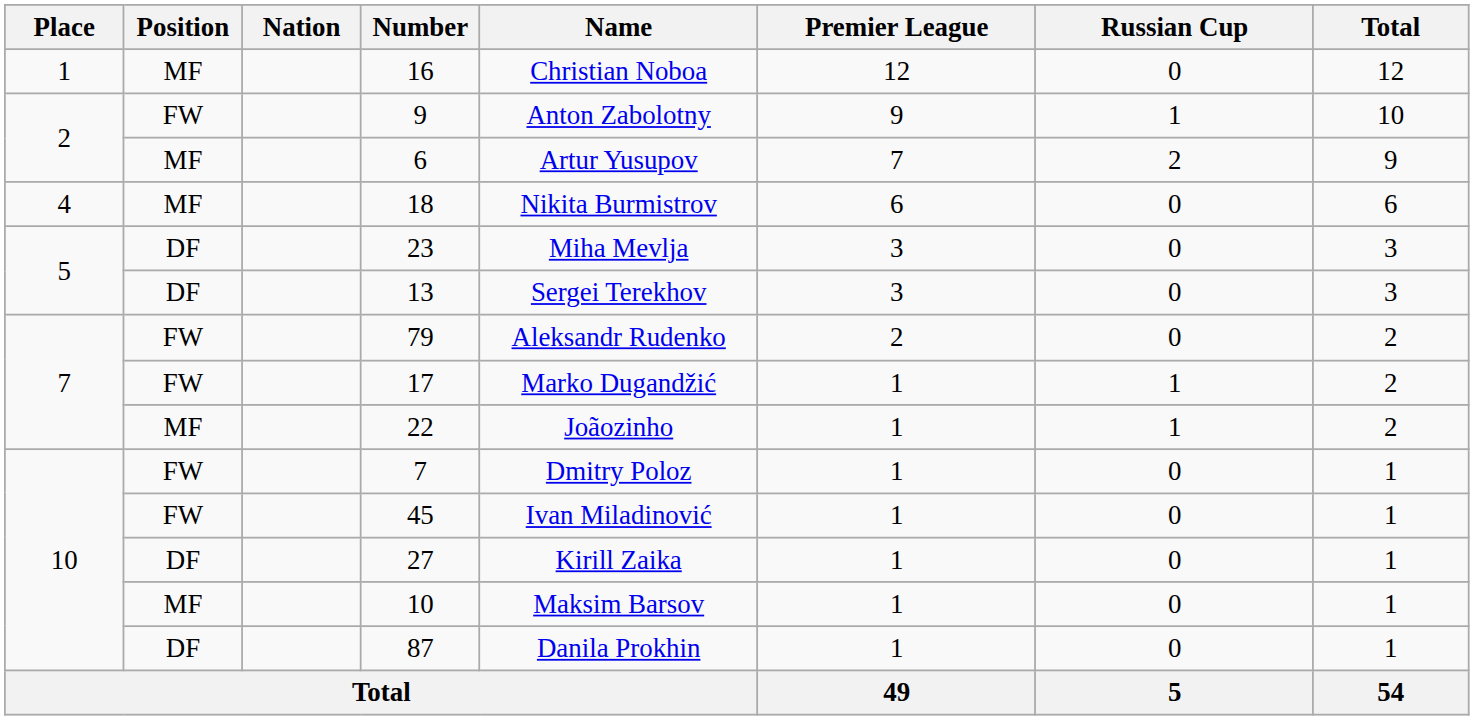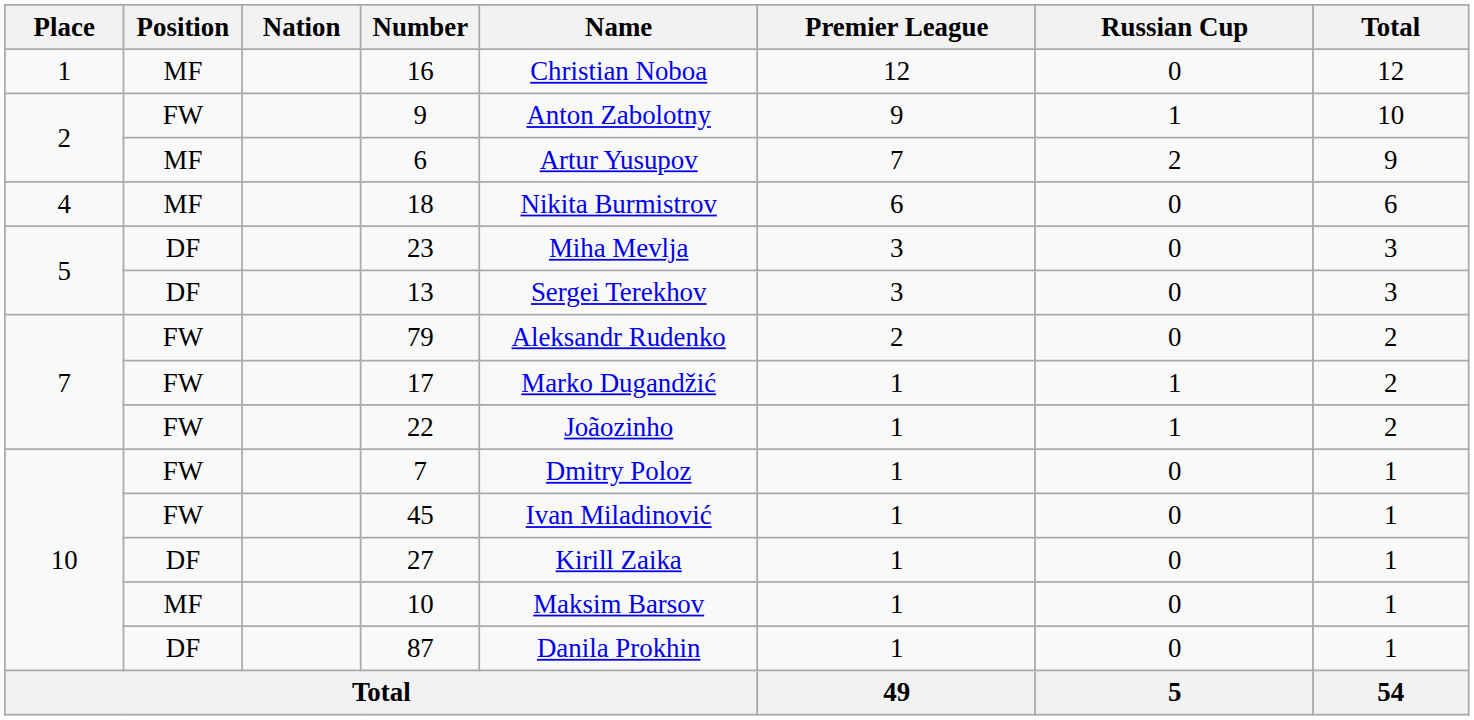(183, 426) MF -> (183, 426) FW
